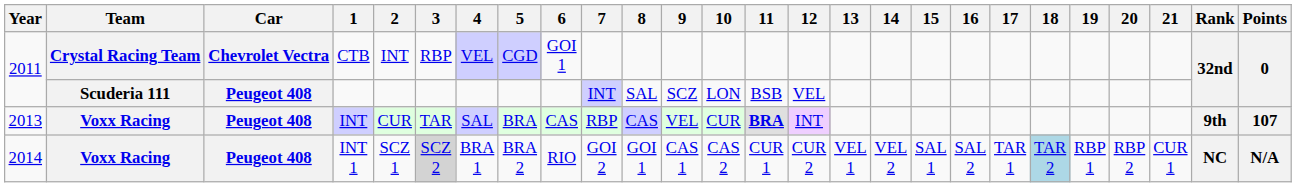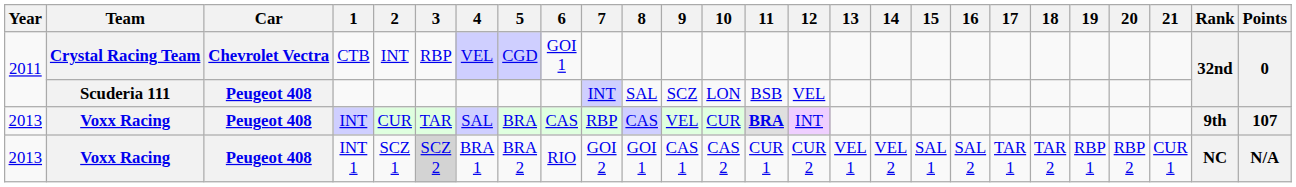(25, 157) 2014 -> (25, 157) 2013
(1050, 157) lightblue background -> (1050, 157) no background
